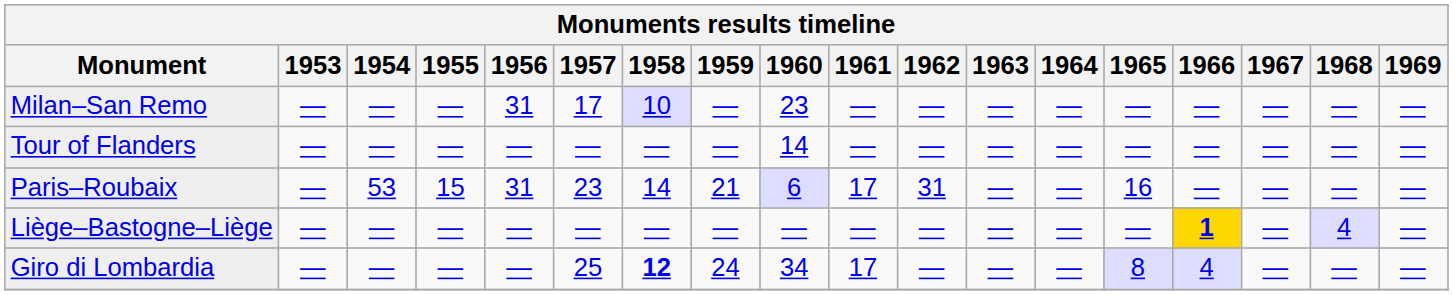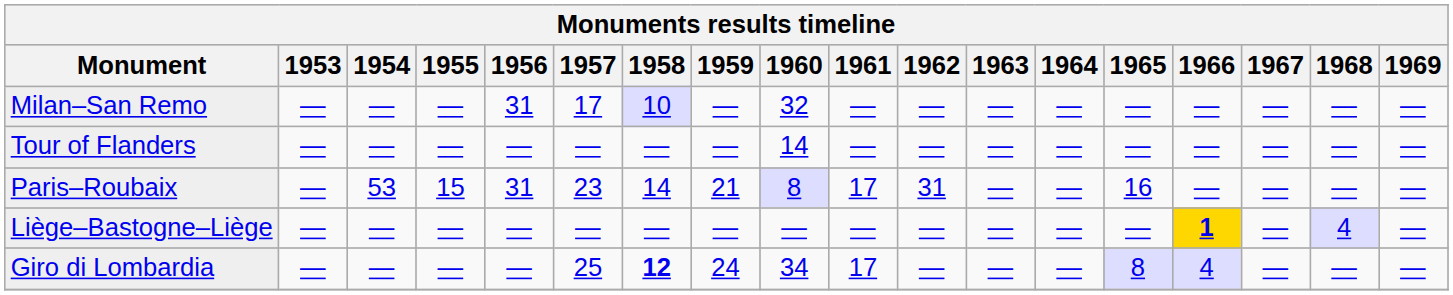(794, 106) 23 -> (794, 106) 32
(794, 187) 6 -> (794, 187) 8
